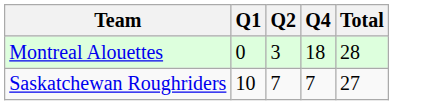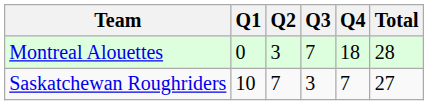+ column: (318, 20)
